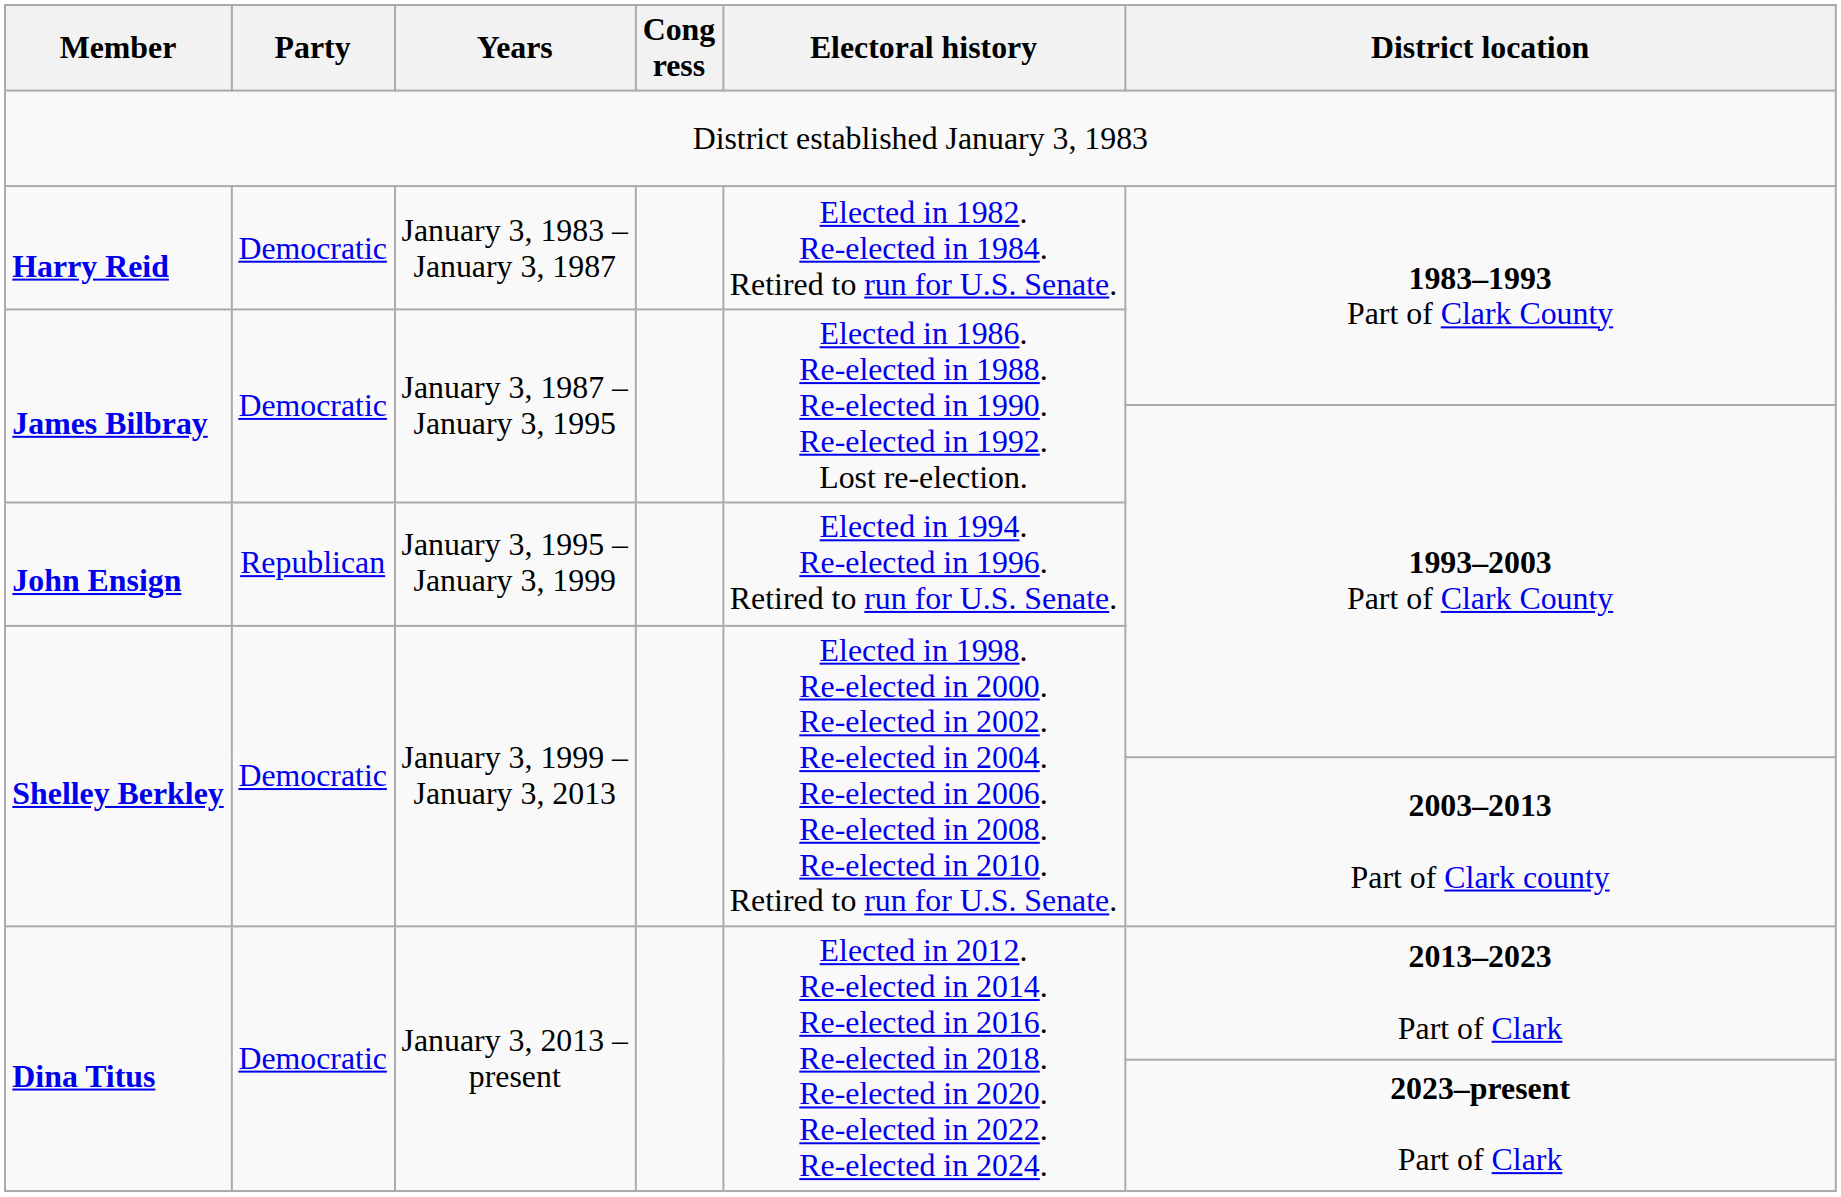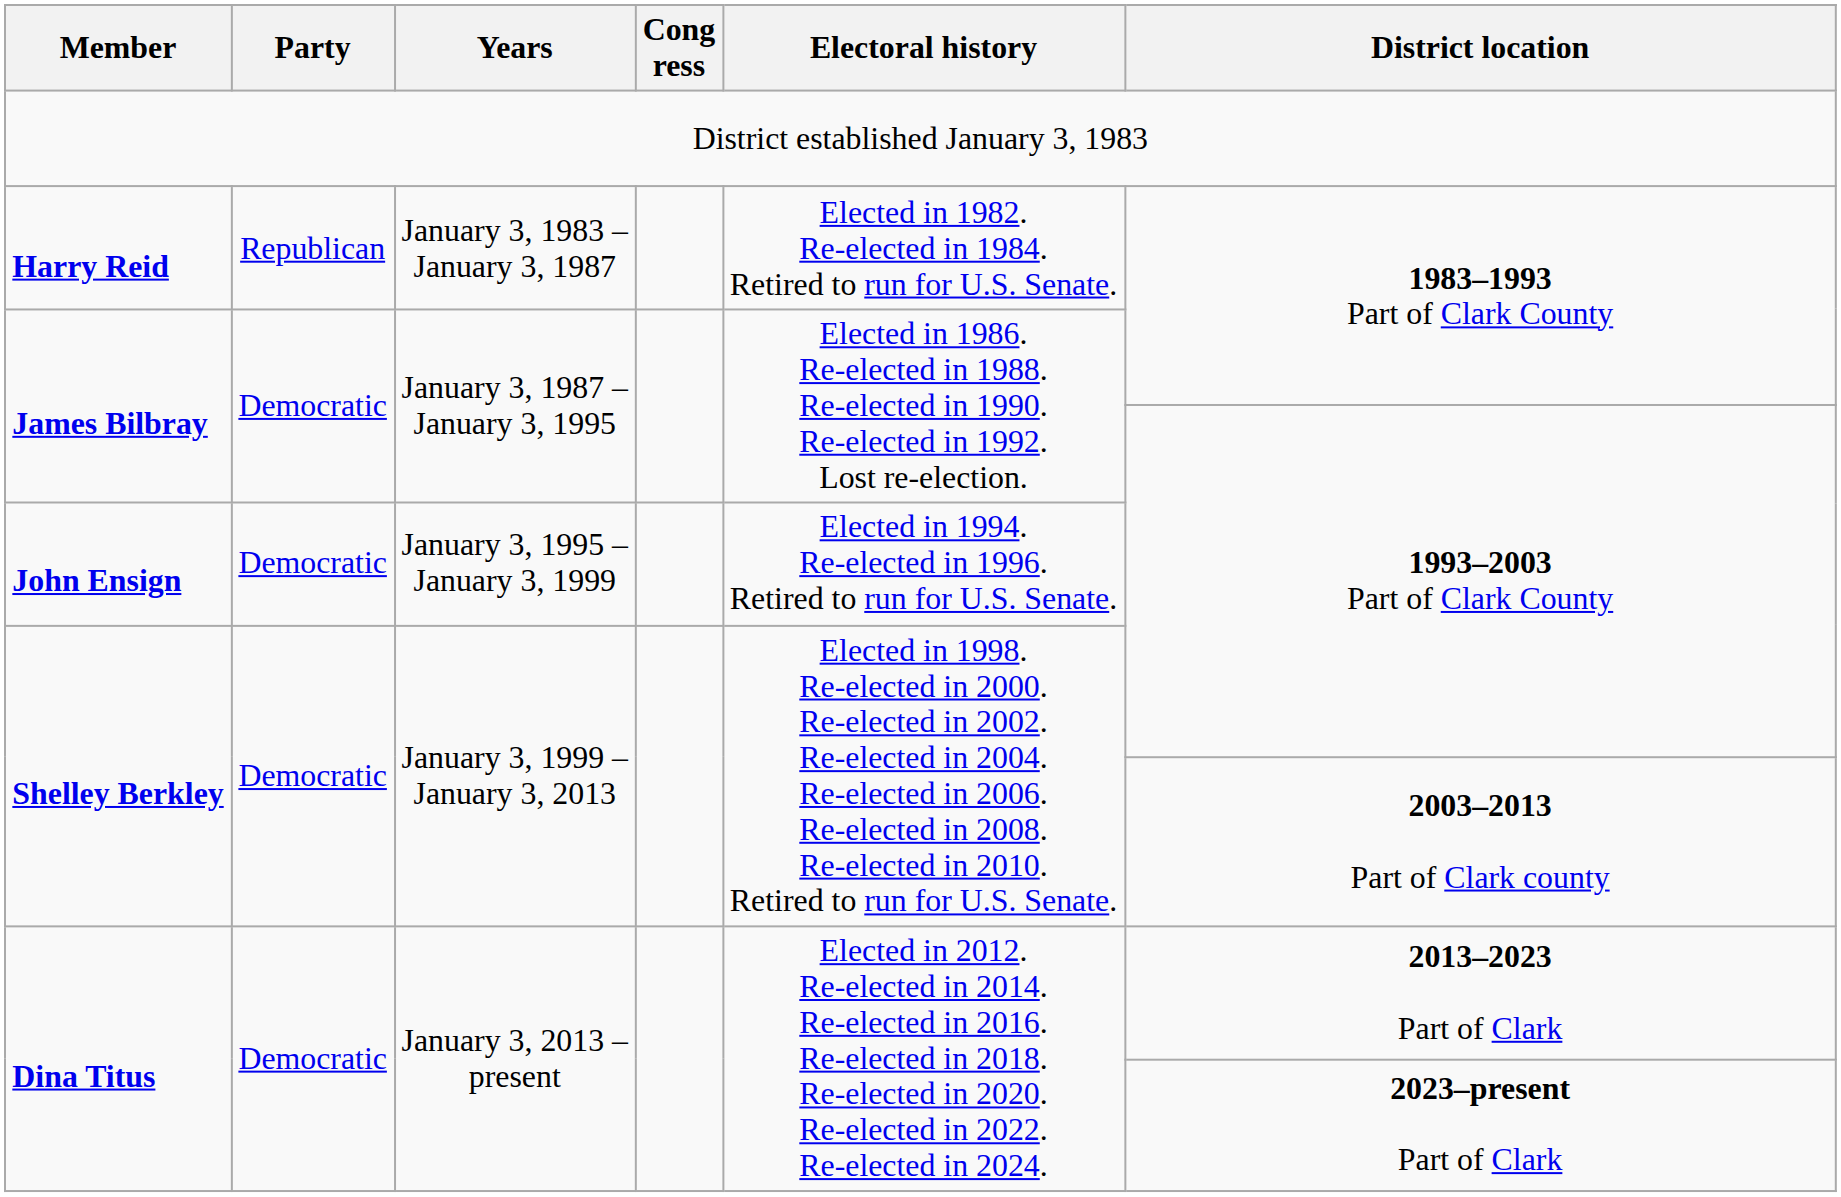(313, 247) Democratic -> (313, 247) Republican
(313, 563) Republican -> (313, 563) Democratic
